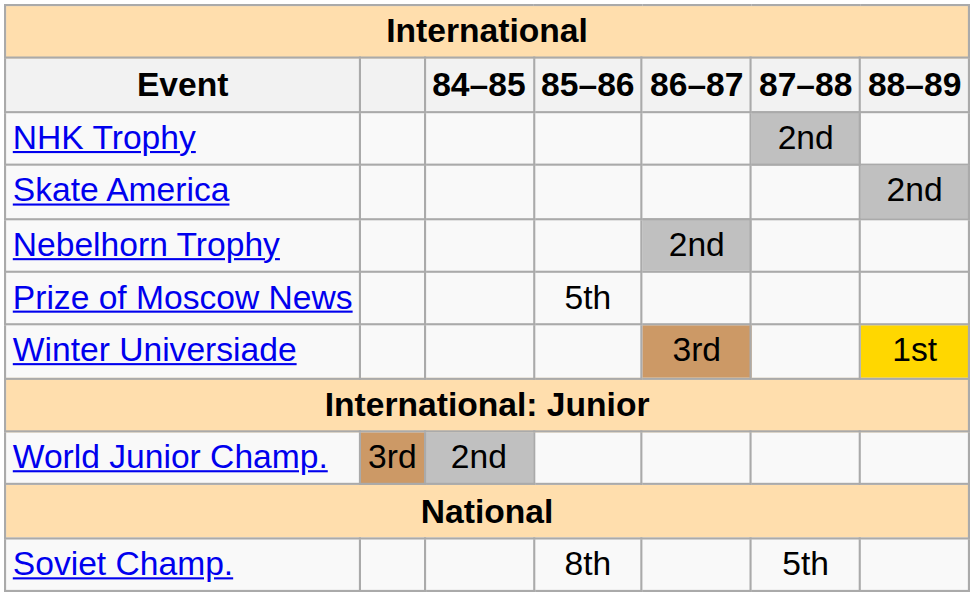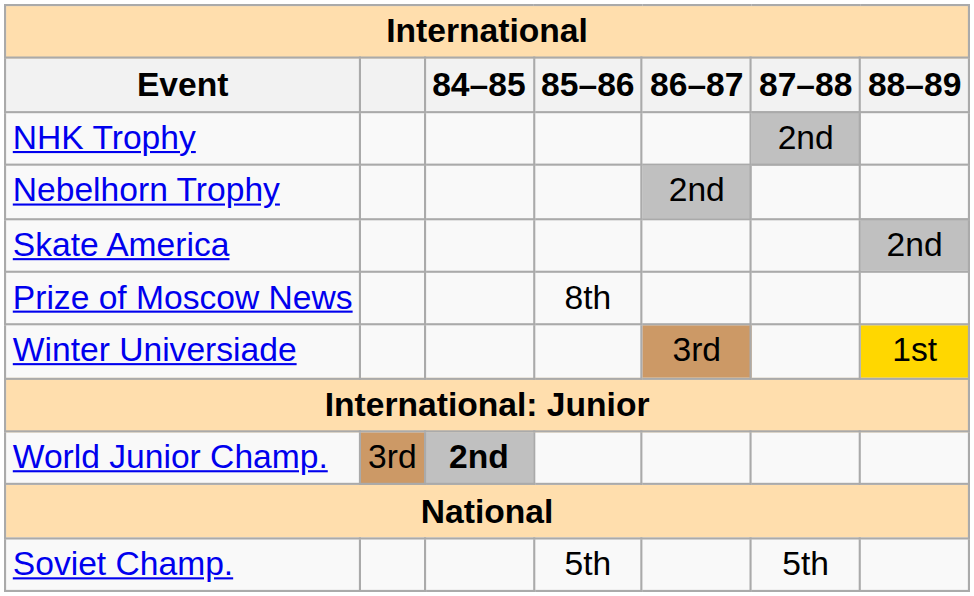rows swapped: (121, 191) <-> (146, 244)
(588, 297) 5th -> (588, 297) 8th
(479, 457) normal -> (479, 457) bold
(588, 564) 8th -> (588, 564) 5th
